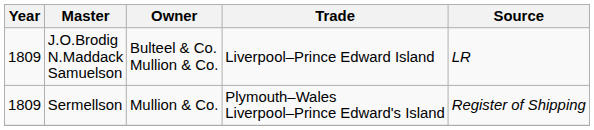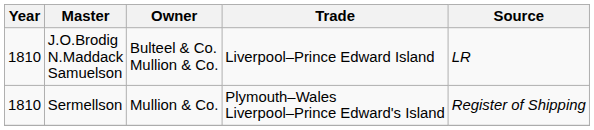(24, 56) 1809 -> (24, 56) 1810
(24, 105) 1809 -> (24, 105) 1810
